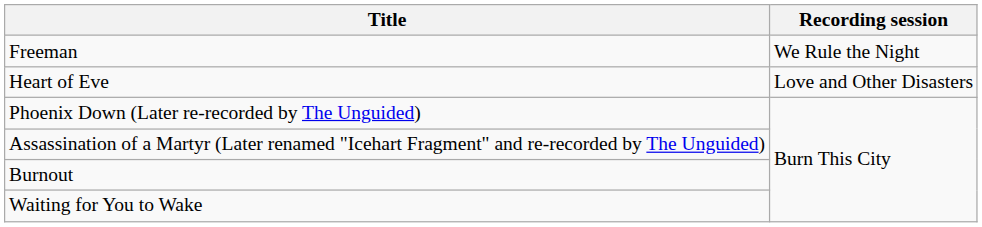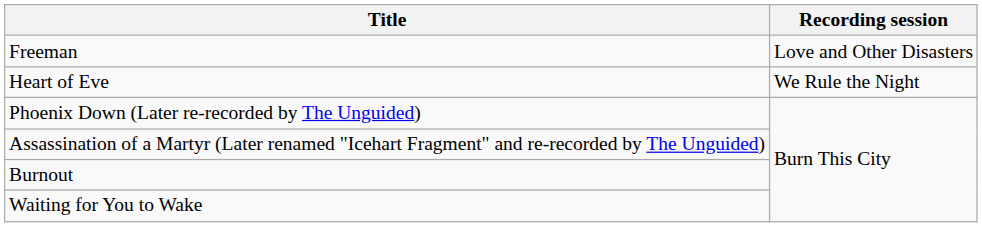(847, 50) We Rule the Night -> (874, 50) Love and Other Disasters
(874, 81) Love and Other Disasters -> (847, 81) We Rule the Night
